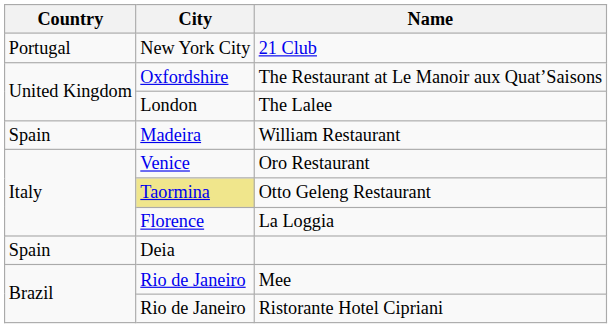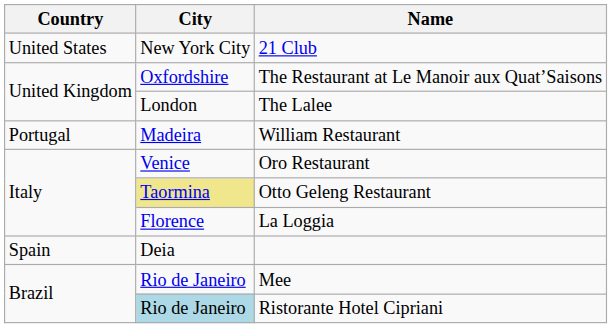(40, 47) Portugal -> (58, 47) United States
(30, 134) Spain -> (40, 134) Portugal
(193, 308) no background -> (193, 308) lightblue background
